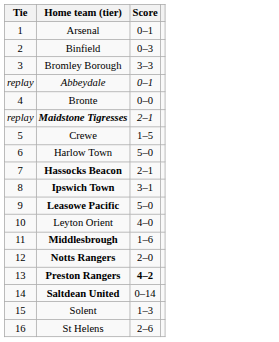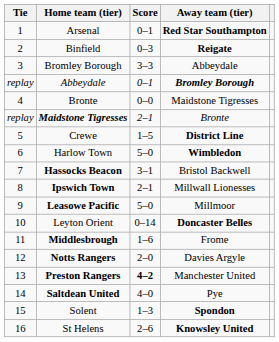+ column: (215, 12)
(145, 170) 2–1 -> (145, 170) 3–1
(145, 187) 3–1 -> (145, 187) 2–1
(145, 222) 4–0 -> (145, 222) 0–14
(145, 292) 0–14 -> (145, 292) 4–0
